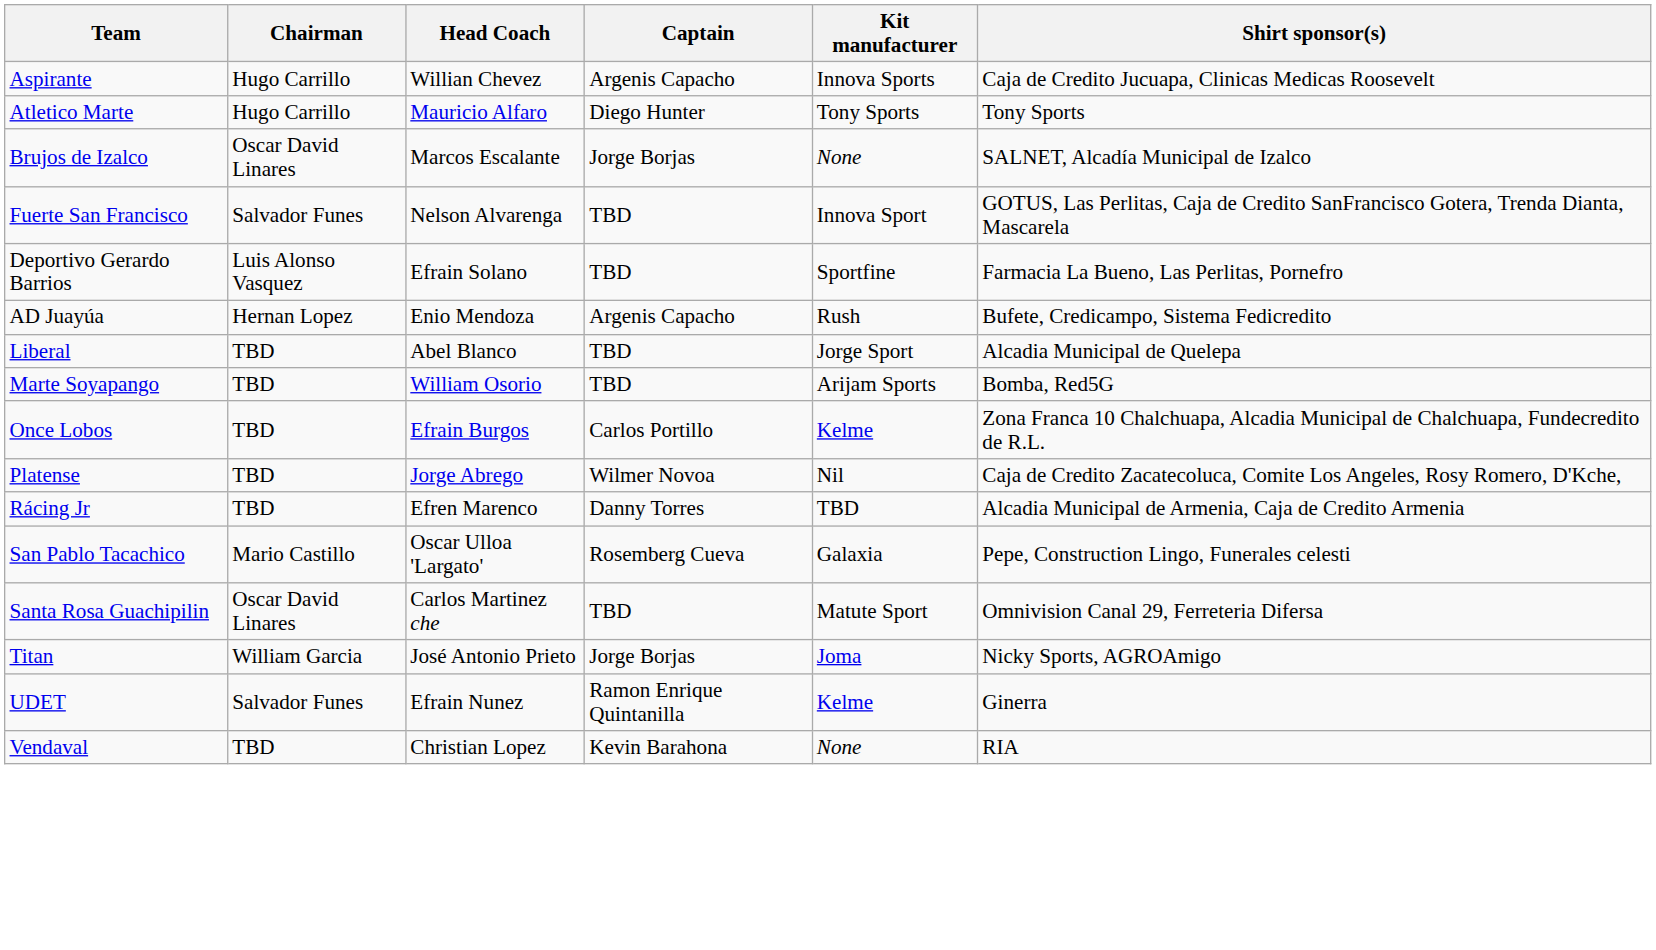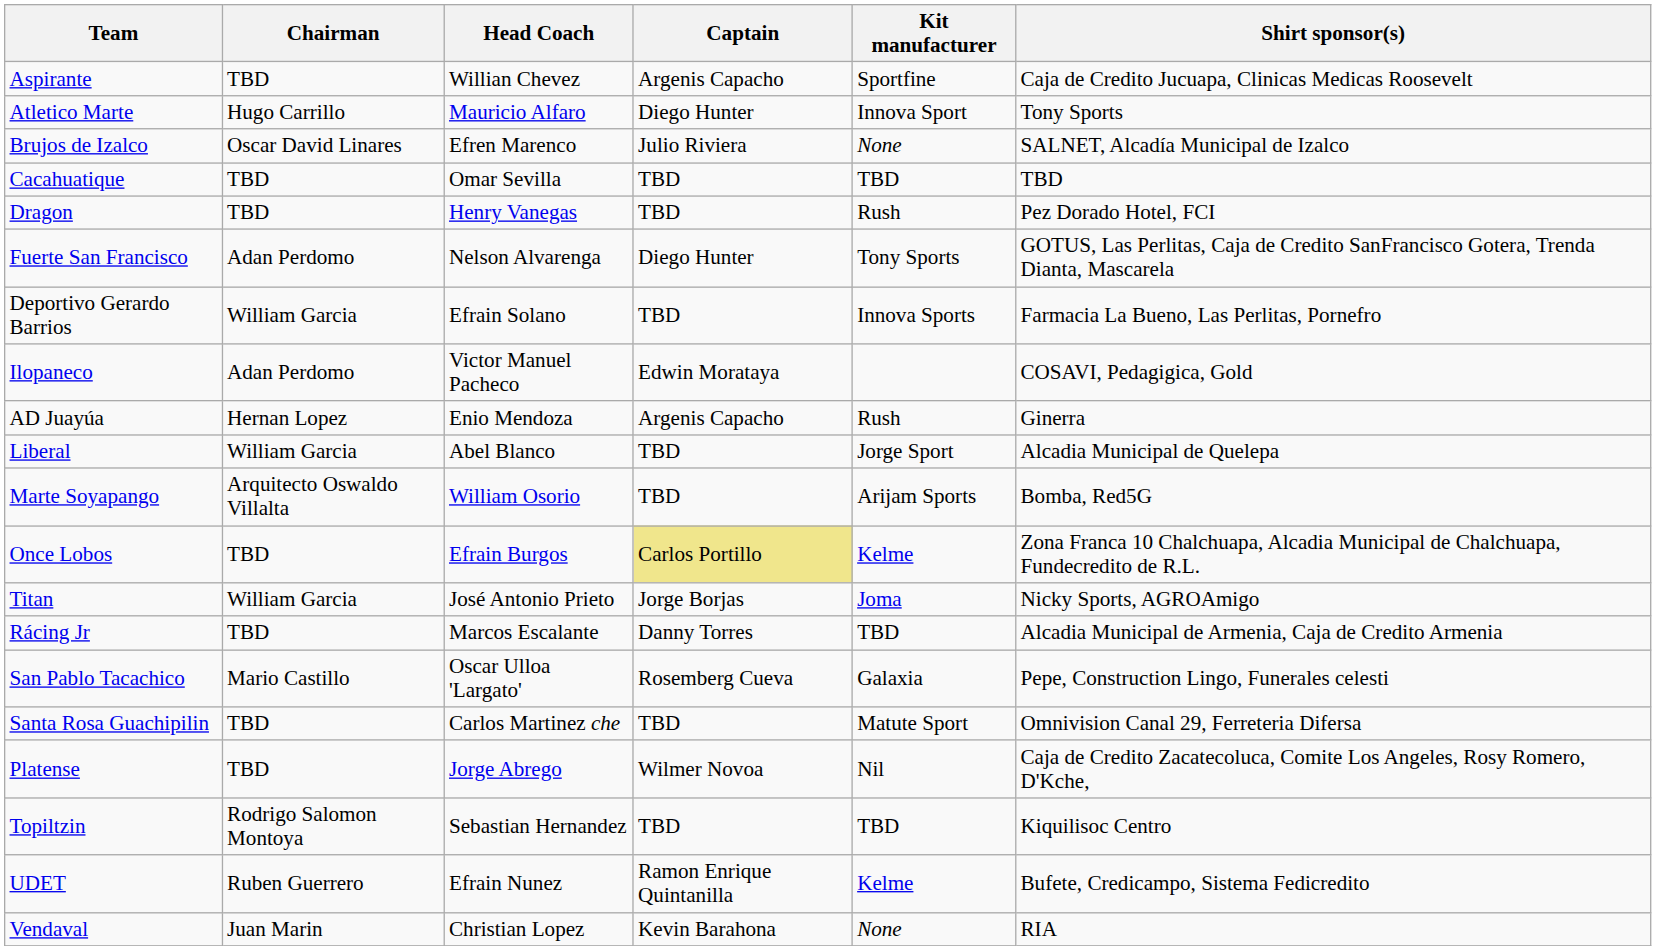(291, 78) Hugo Carrillo -> (248, 78) TBD
(876, 78) Innova Sports -> (896, 78) Sportfine
(868, 111) Tony Sports -> (912, 111) Innova Sport
(485, 157) Marcos Escalante -> (513, 145) Efren Marenco
(642, 157) Jorge Borjas -> (692, 145) Julio Riviera
+ row: (67, 178)
+ row: (41, 212)
(298, 214) Salvador Funes -> (291, 257) Adan Perdomo
(610, 214) TBD -> (696, 257) Diego Hunter
(872, 214) Innova Sport -> (908, 257) Tony Sports
(284, 271) Luis Alonso Vasquez -> (292, 315) William Garcia
(856, 271) Sportfine -> (916, 315) Innova Sports
+ row: (51, 372)
(1157, 317) Bufete, Credicampo, Sistema Fedicredito -> (1053, 417) Ginerra
(253, 350) TBD -> (292, 451) William Garcia
(253, 384) TBD -> (312, 496) Arquitecto Oswaldo Villalta
(651, 429) no background -> (700, 553) khaki background
rows swapped: (45, 474) <-> (31, 656)
(474, 508) Efren Marenco -> (524, 632) Marcos Escalante
(285, 611) Oscar David Linares -> (248, 723) TBD
+ row: (48, 826)
(298, 701) Salvador Funes -> (295, 883) Ruben Guerrero
(1015, 701) Ginerra -> (1195, 883) Bufete, Credicampo, Sistema Fedicredito
(253, 747) TBD -> (275, 928) Juan Marin
